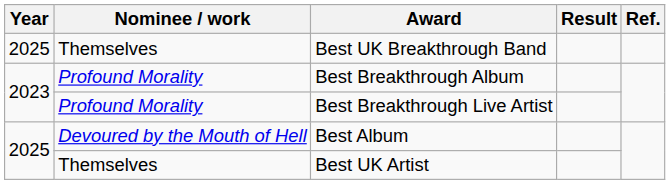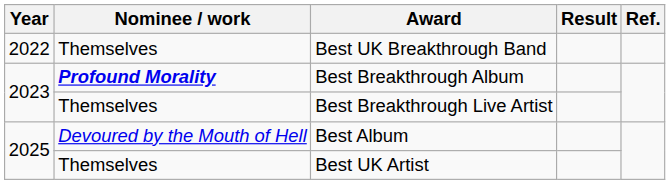(29, 48) 2025 -> (29, 48) 2022
(130, 77) normal -> (137, 77) bold
(130, 106) Profound Morality -> (108, 106) Themselves
